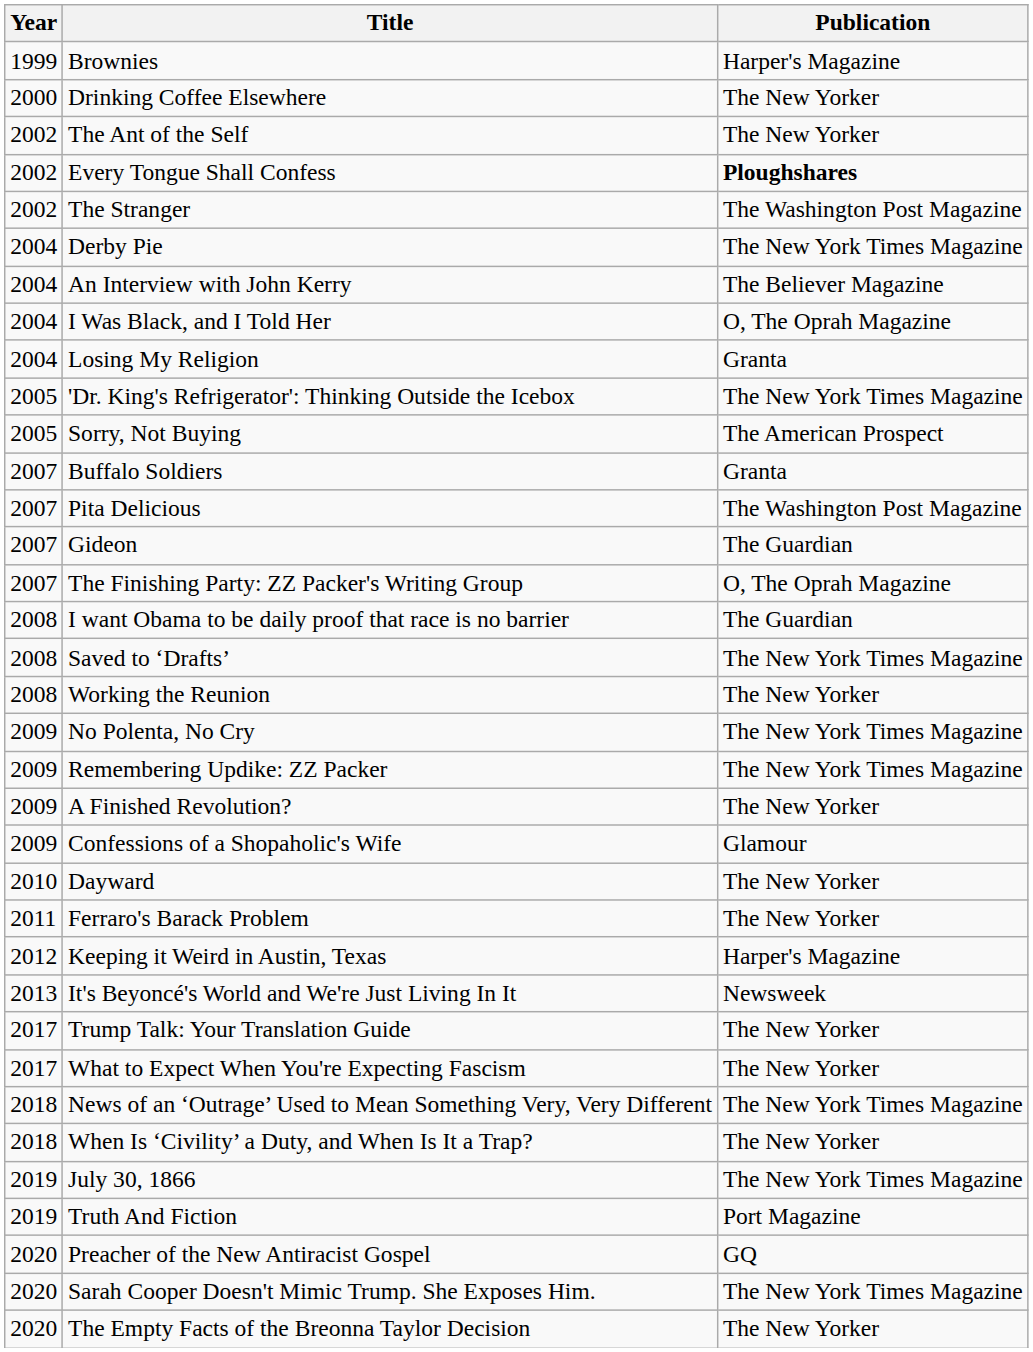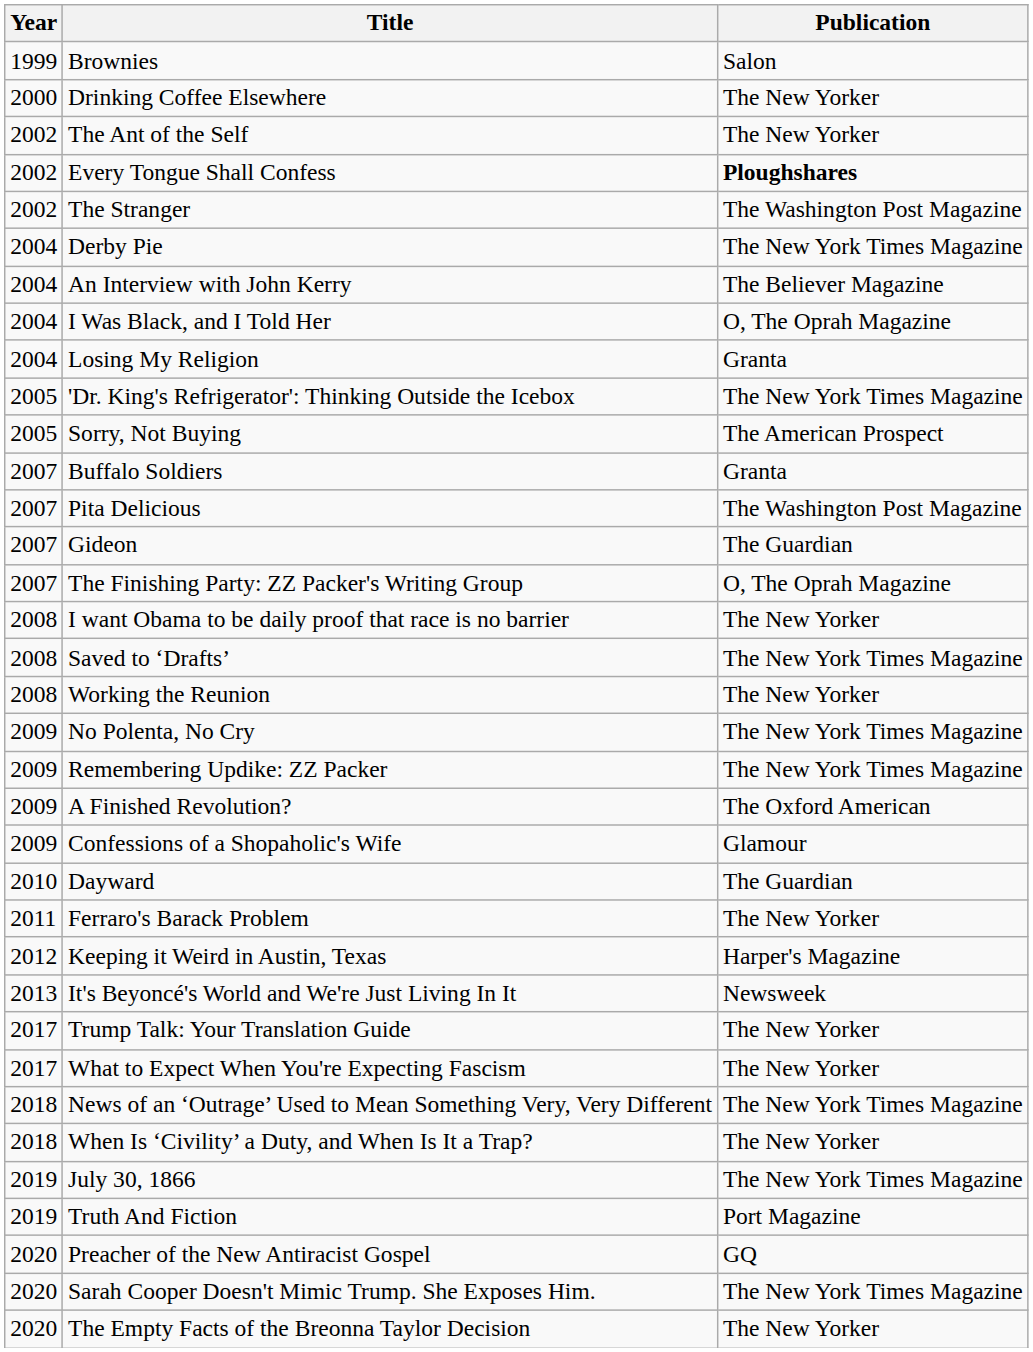(812, 60) Harper's Magazine -> (750, 60) Salon
(788, 619) The Guardian -> (801, 619) The New Yorker
(801, 806) The New Yorker -> (827, 806) The Oxford American
(801, 881) The New Yorker -> (788, 881) The Guardian
